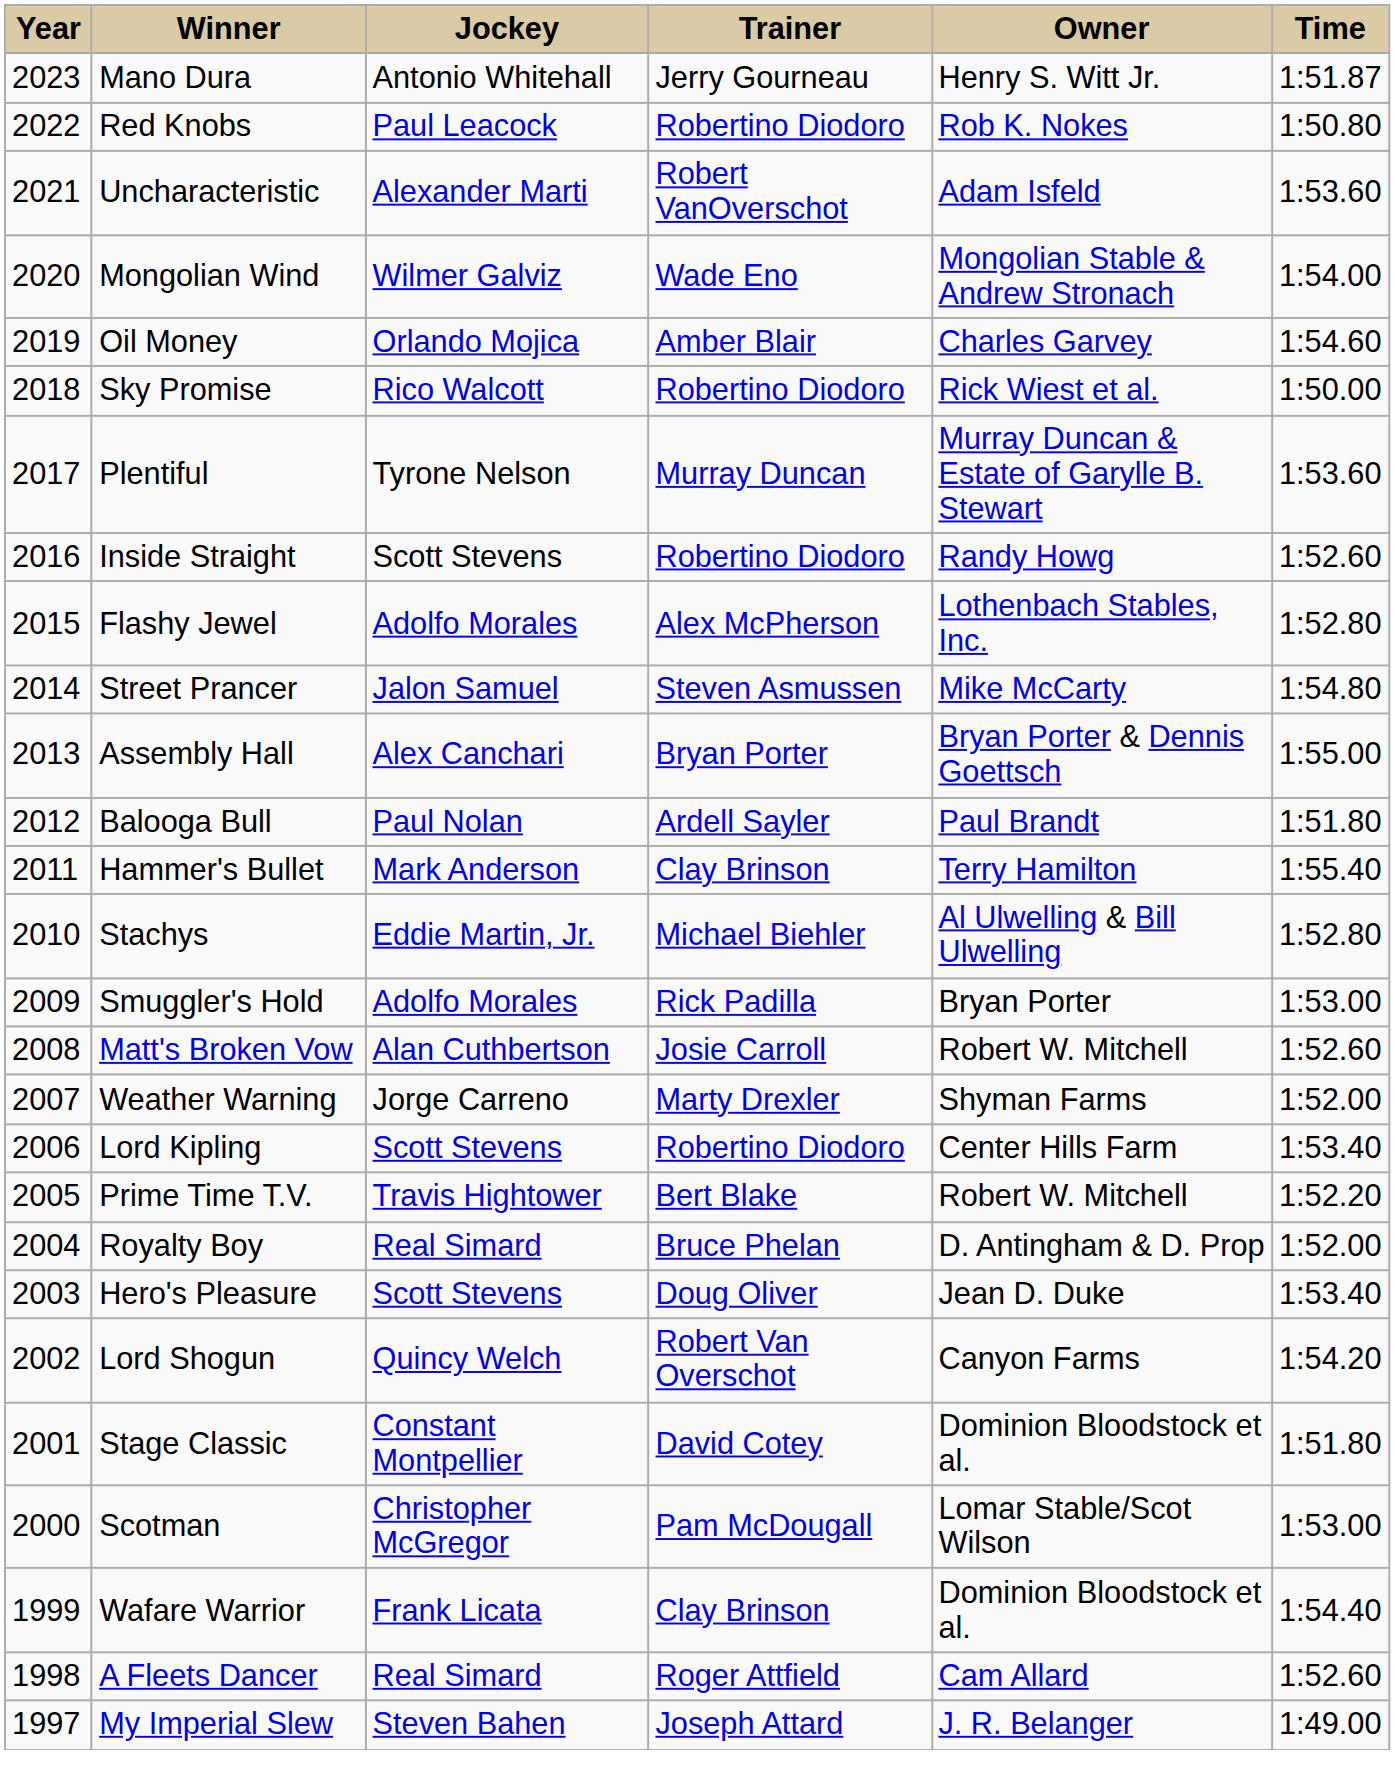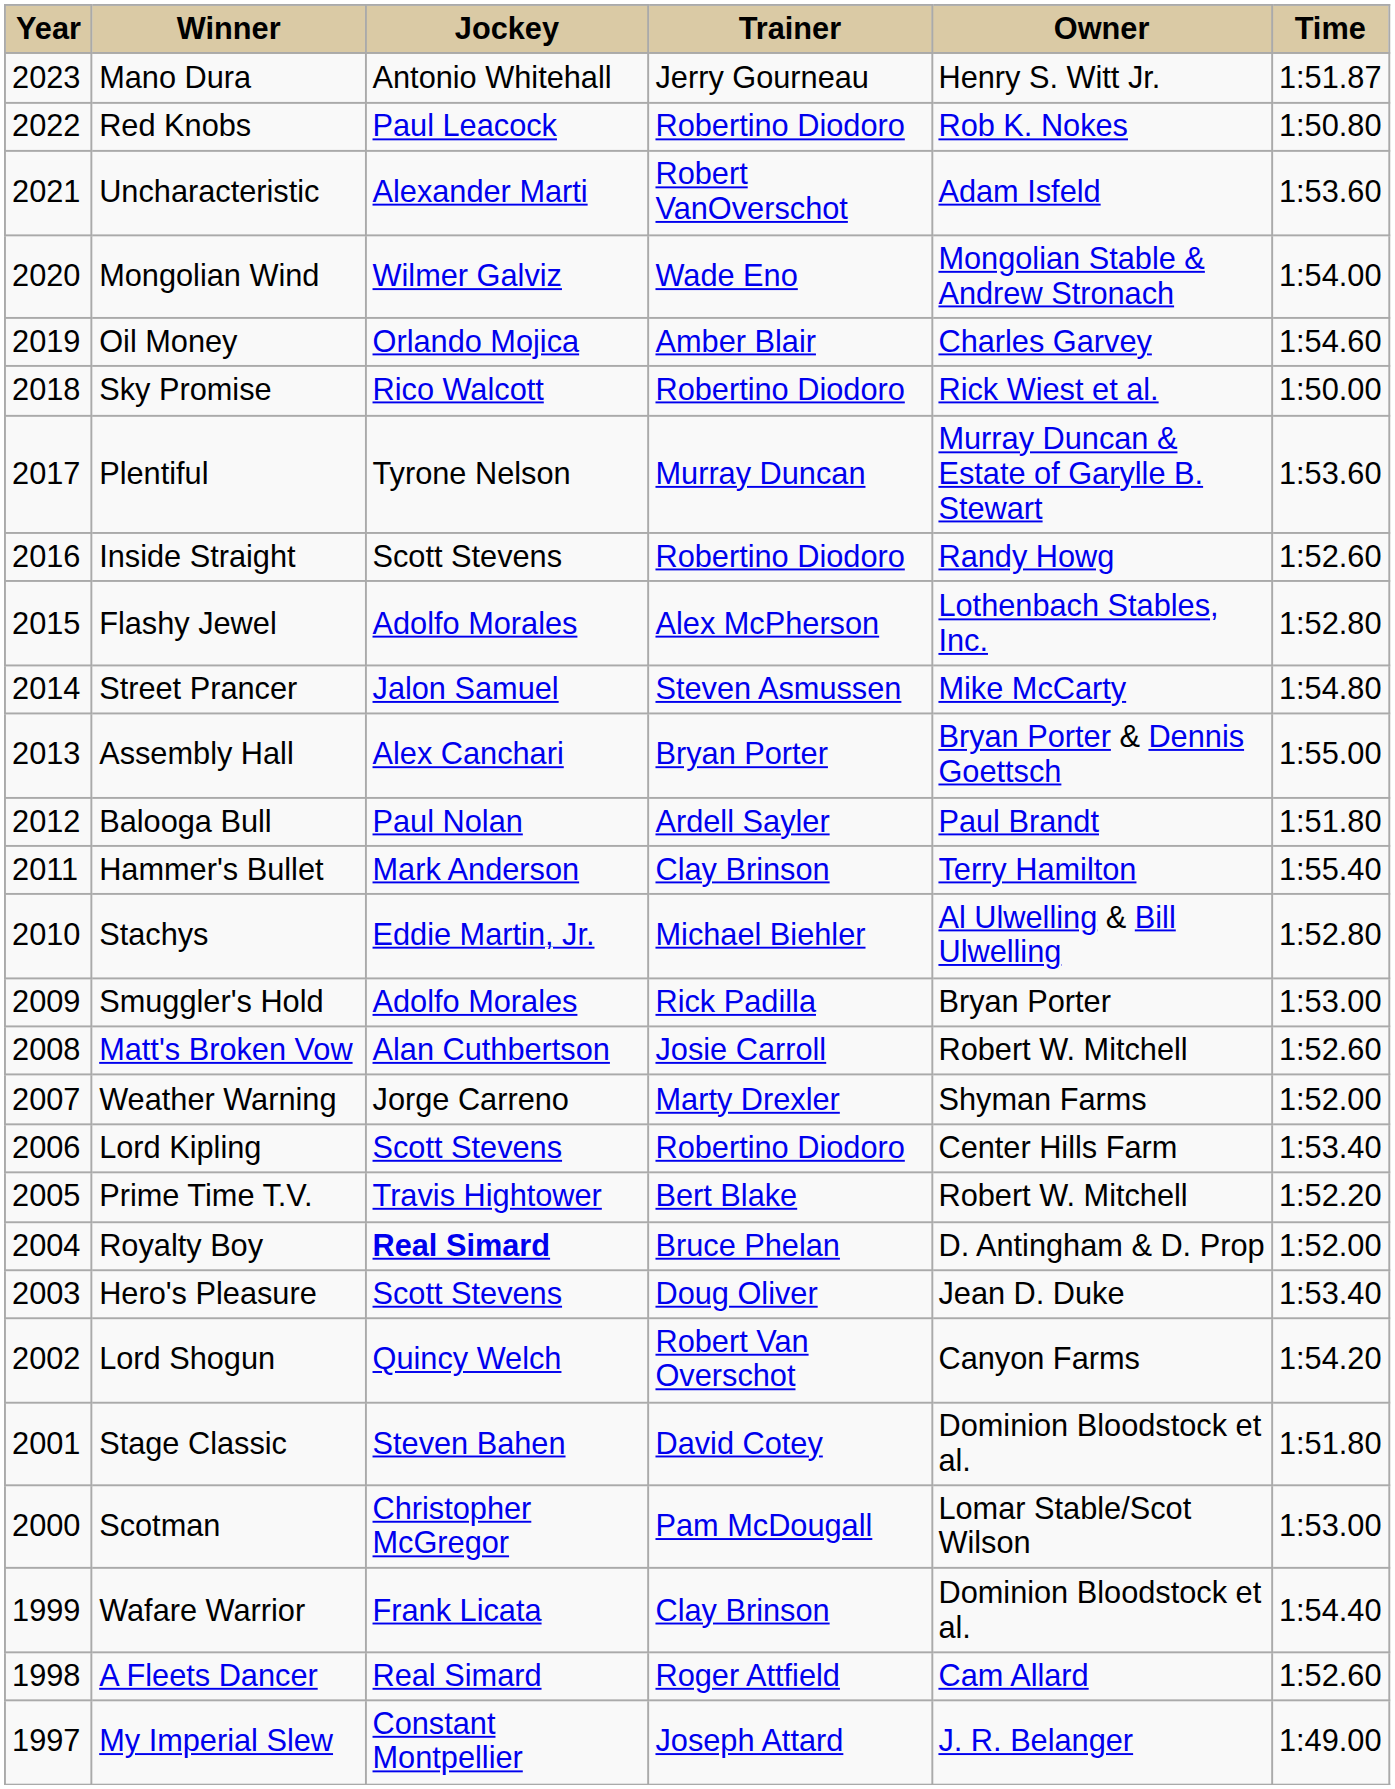(457, 1245) normal -> (461, 1245) bold
(448, 1443) Constant Montpellier -> (469, 1443) Steven Bahen
(469, 1724) Steven Bahen -> (448, 1741) Constant Montpellier
